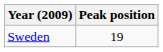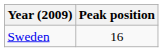(117, 36) 19 -> (117, 36) 16
